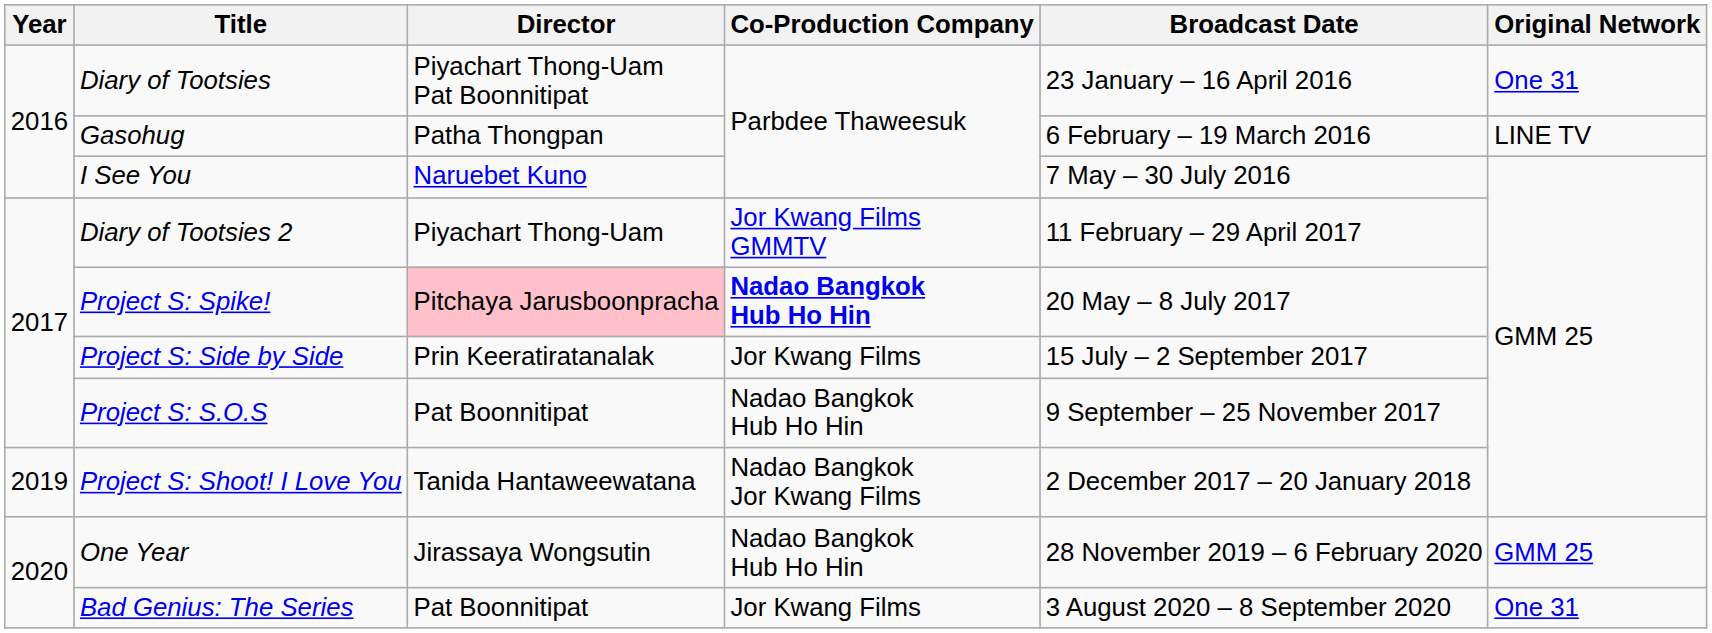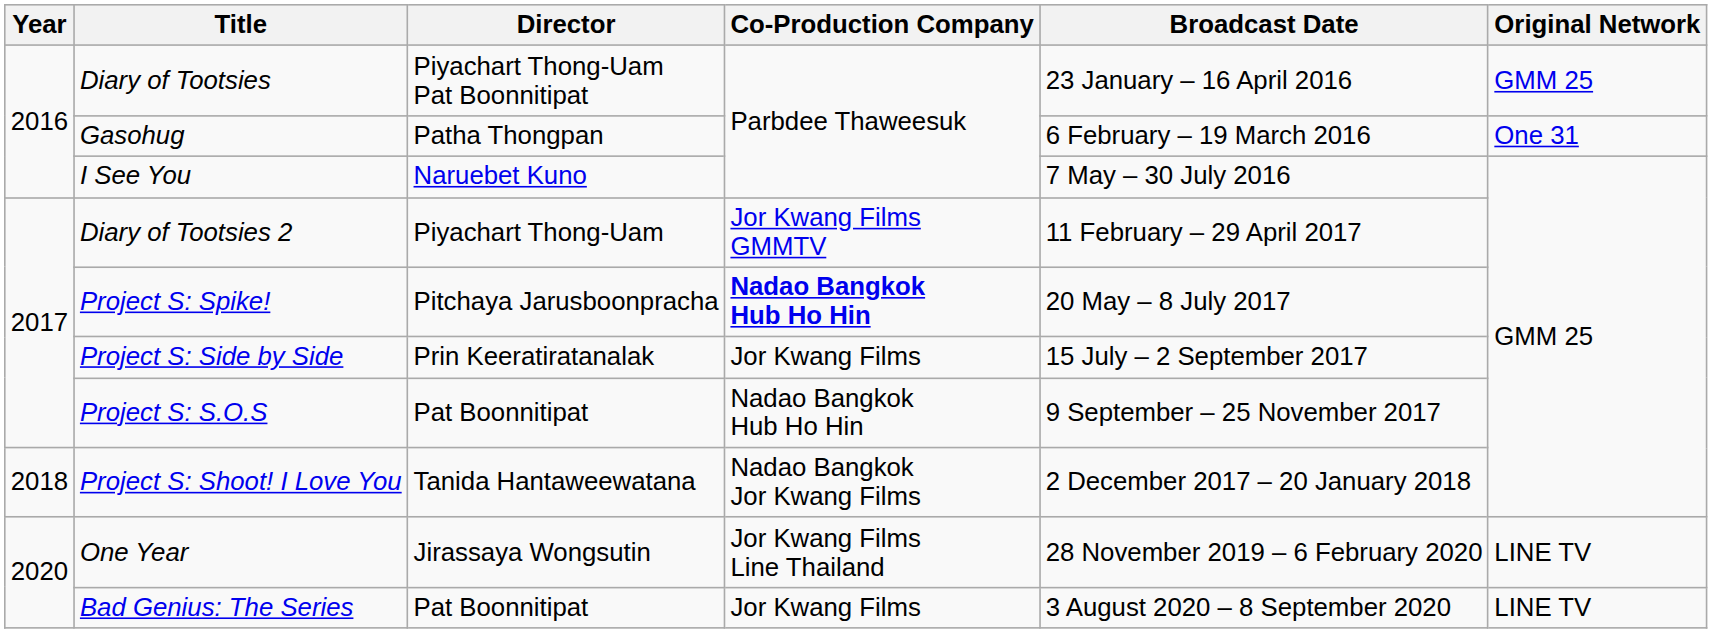(1537, 80) One 31 -> (1544, 80) GMM 25
(1543, 135) LINE TV -> (1537, 135) One 31
(566, 301) pink background -> (566, 301) no background
(39, 482) 2019 -> (39, 482) 2018
(822, 552) Nadao Bangkok Hub Ho Hin -> (826, 552) Jor Kwang Films Line Thailand
(1544, 552) GMM 25 -> (1543, 552) LINE TV
(1537, 607) One 31 -> (1543, 607) LINE TV
